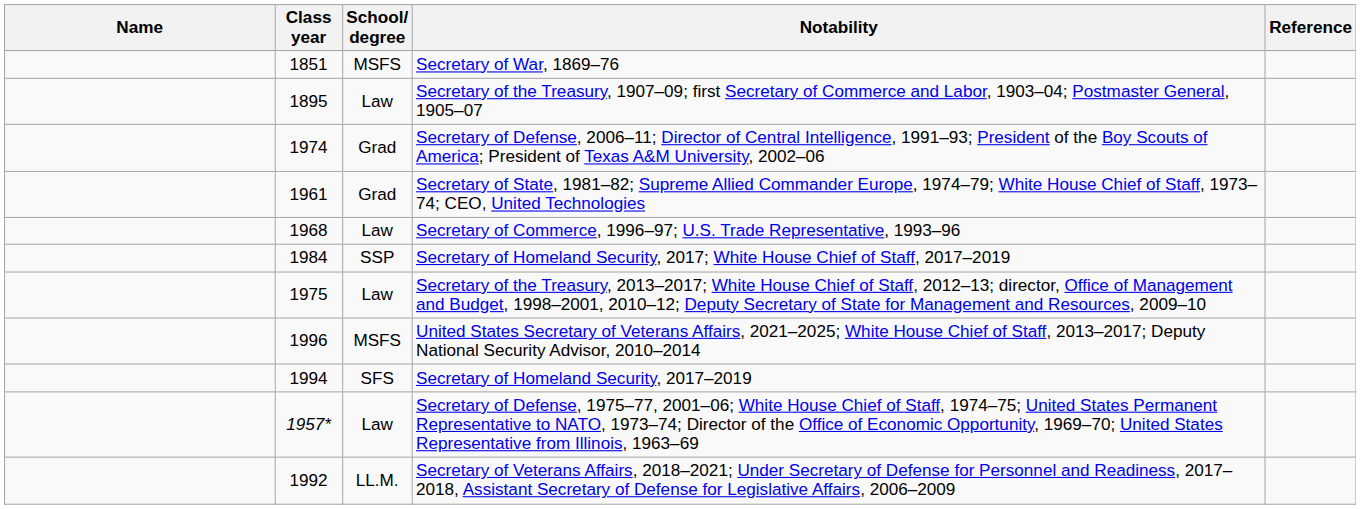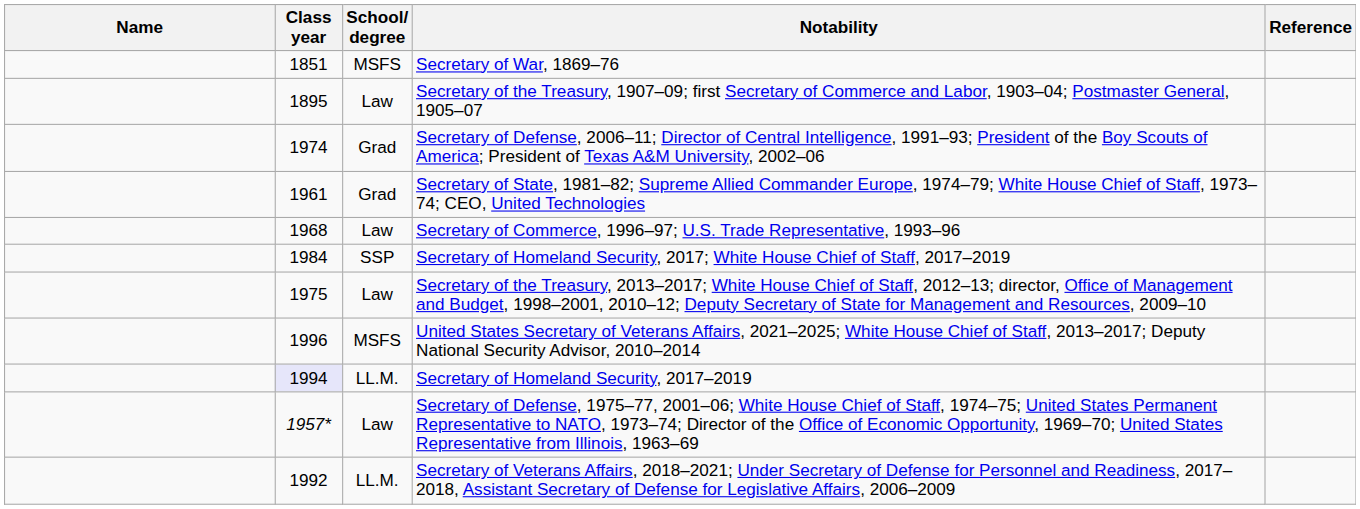(309, 377) no background -> (309, 377) lavender background
(377, 377) SFS -> (377, 377) LL.M.
